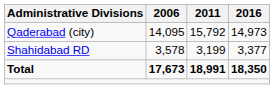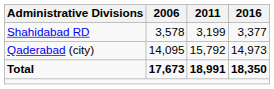rows swapped: (48, 50) <-> (51, 32)
